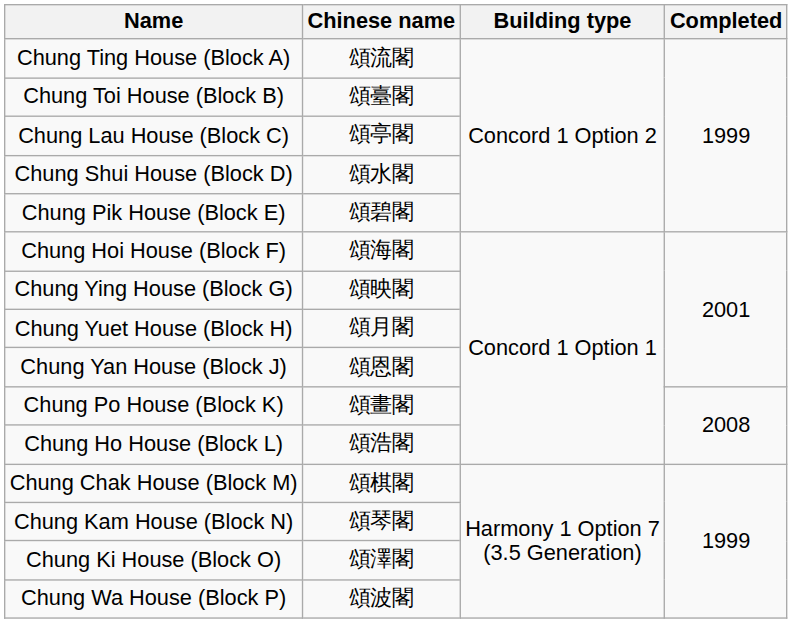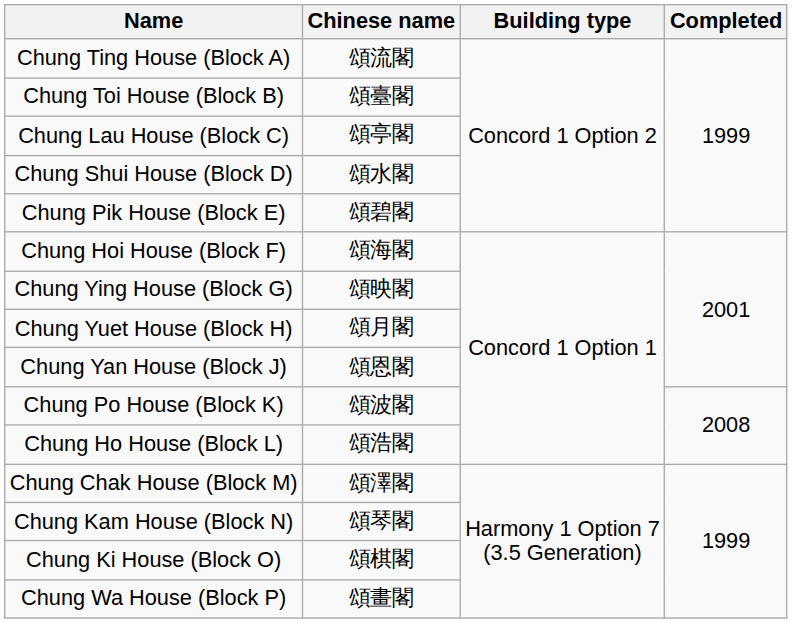(381, 404) 頌畫閣 -> (381, 404) 頌波閣
(381, 482) 頌棋閣 -> (381, 482) 頌澤閣
(381, 559) 頌澤閣 -> (381, 559) 頌棋閣
(381, 597) 頌波閣 -> (381, 597) 頌畫閣
